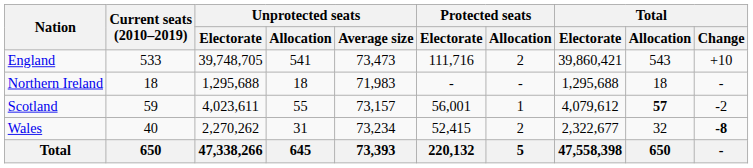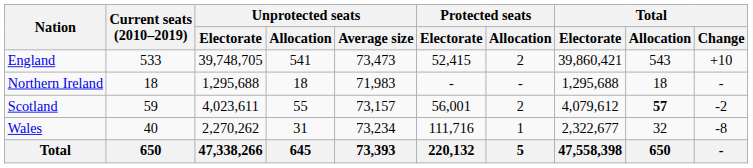(451, 60) 111,716 -> (451, 60) 52,415
(520, 106) 1 -> (520, 106) 2
(451, 128) 52,415 -> (451, 128) 111,716
(520, 128) 2 -> (520, 128) 1
(721, 128) bold -> (721, 128) normal
